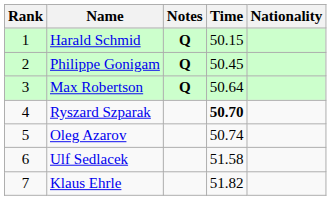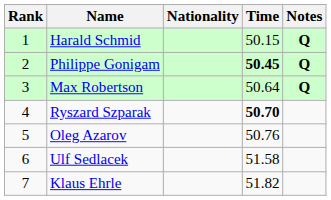columns swapped: (286, 16) <-> (185, 16)
(227, 64) normal -> (263, 64) bold
(227, 135) 50.74 -> (263, 135) 50.76
